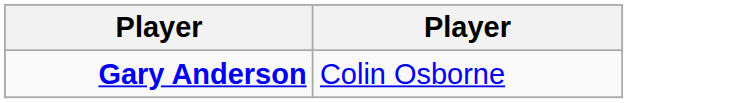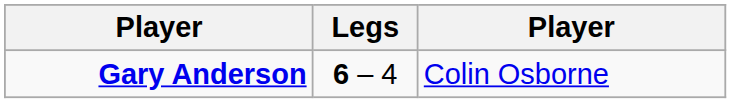+ column: (365, 27)
